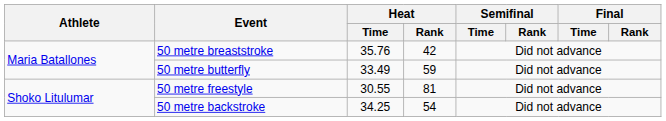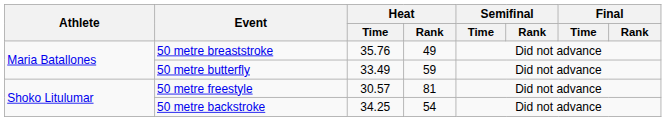(430, 51) 42 -> (430, 51) 49
(375, 89) 30.55 -> (375, 89) 30.57
